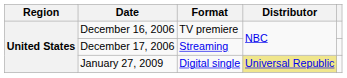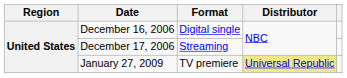(209, 30) TV premiere -> (210, 30) Digital single
(210, 64) Digital single -> (209, 64) TV premiere
